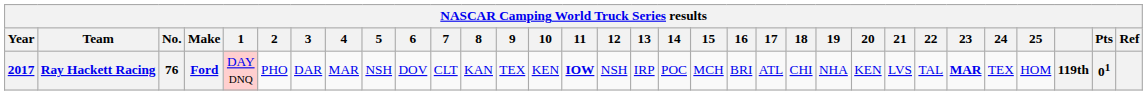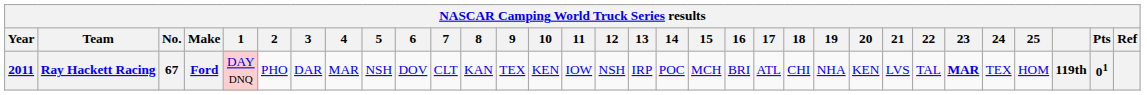(21, 70) 2017 -> (21, 70) 2011
(172, 70) 76 -> (172, 70) 67
(580, 70) bold -> (579, 70) normal
